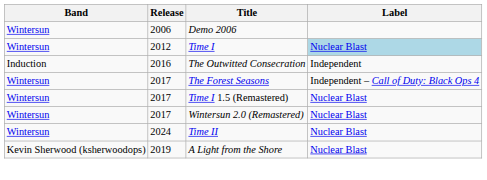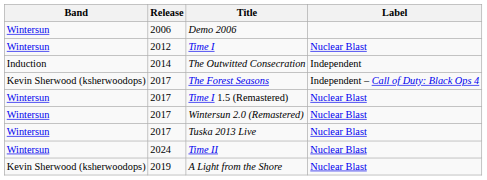(339, 47) lightblue background -> (339, 47) no background
(161, 64) 2016 -> (161, 64) 2014
(28, 81) Wintersun -> (76, 81) Kevin Sherwood (ksherwoodops)
+ row: (222, 132)
